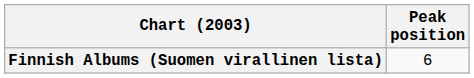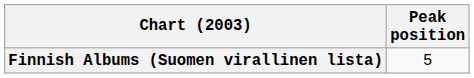(428, 61) 6 -> (428, 61) 5
